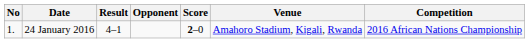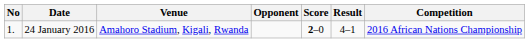columns swapped: (287, 12) <-> (114, 12)
